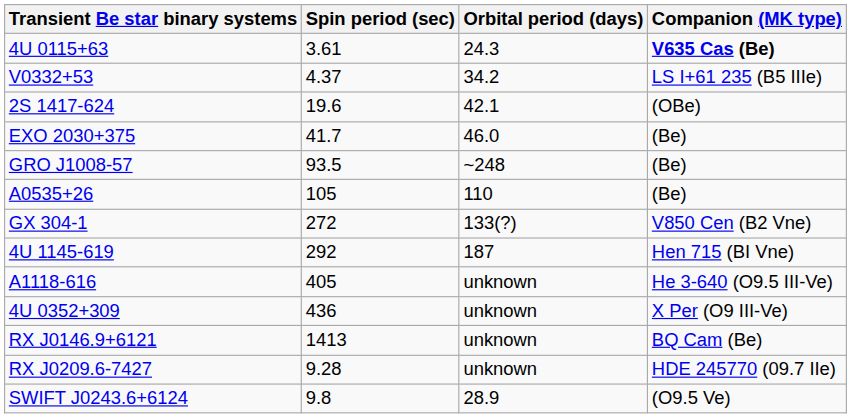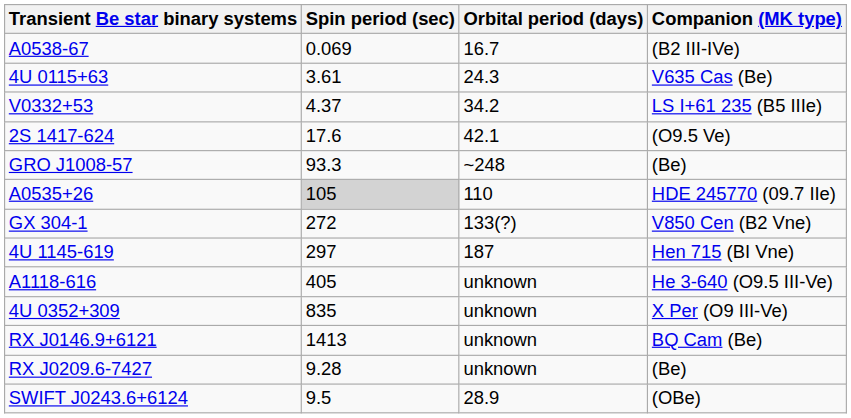+ row: (49, 48)
(713, 48) bold -> (712, 77) normal
(324, 106) 19.6 -> (324, 135) 17.6
(676, 106) (OBe) -> (691, 135) (O9.5 Ve)
- row: (72, 135)
(324, 164) 93.5 -> (324, 164) 93.3
(321, 194) no background -> (321, 194) lightgrey background
(669, 194) (Be) -> (744, 194) HDE 245770 (09.7 IIe)
(321, 252) 292 -> (321, 252) 297
(321, 310) 436 -> (321, 310) 835
(744, 369) HDE 245770 (09.7 IIe) -> (669, 369) (Be)
(318, 398) 9.8 -> (318, 398) 9.5
(691, 398) (O9.5 Ve) -> (676, 398) (OBe)
